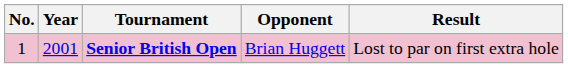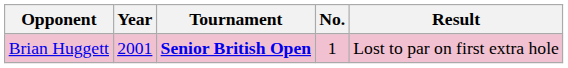columns swapped: (22, 19) <-> (295, 19)
